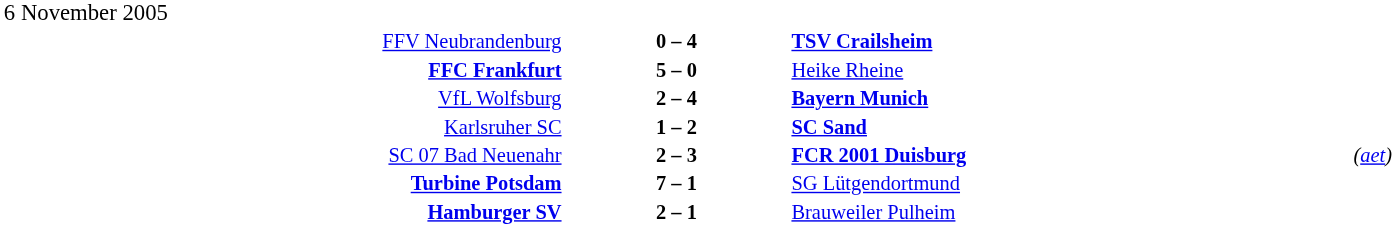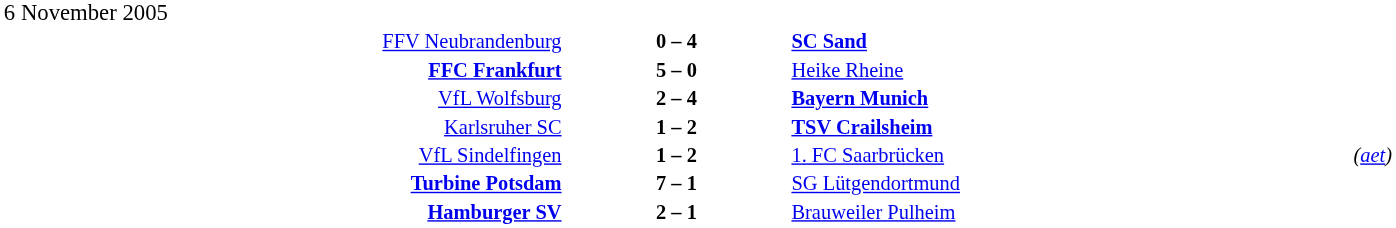(862, 41) TSV Crailsheim -> (829, 41) SC Sand
(829, 126) SC Sand -> (862, 126) TSV Crailsheim
+ row: (490, 155)
- row: (475, 155)
